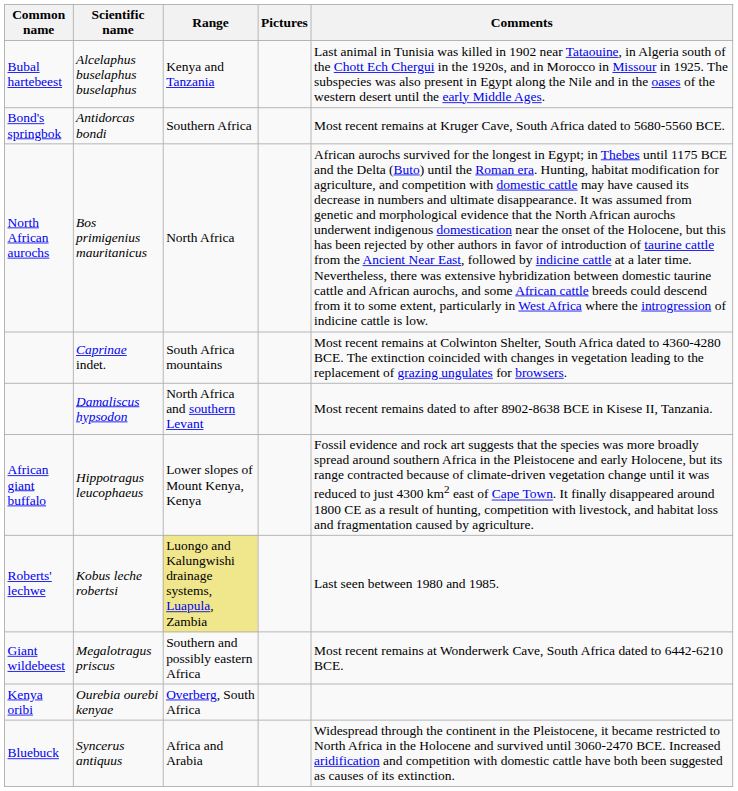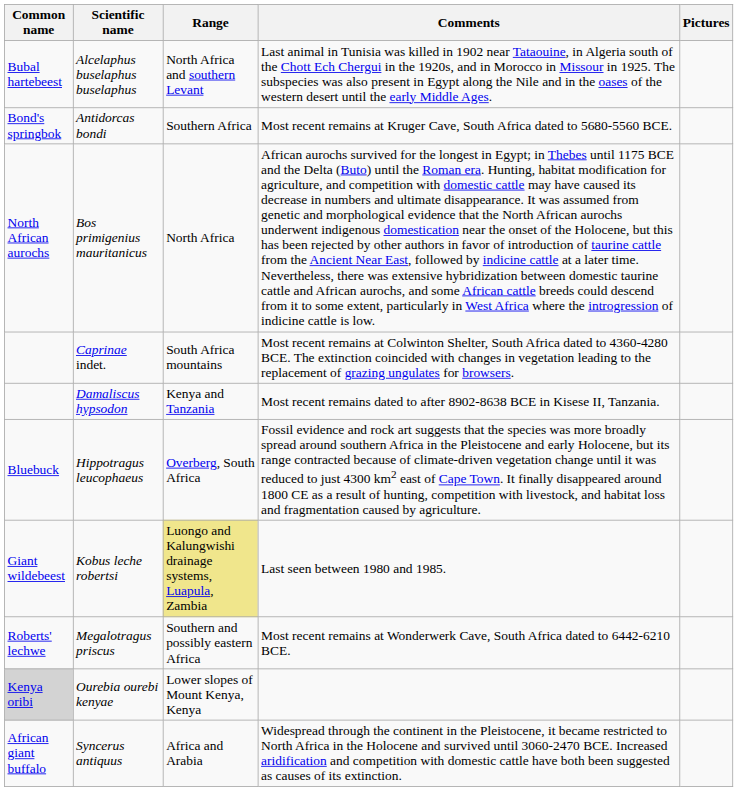columns swapped: (522, 22) <-> (284, 22)
(195, 74) Kenya and Tanzania -> (201, 74) North Africa and southern Levant
(201, 409) North Africa and southern Levant -> (195, 401) Kenya and Tanzania
(28, 485) African giant buffalo -> (33, 469) Bluebuck
(209, 485) Lower slopes of Mount Kenya, Kenya -> (210, 469) Overberg, South Africa
(30, 583) Roberts' lechwe -> (36, 568) Giant wildebeest
(36, 658) Giant wildebeest -> (30, 642) Roberts' lechwe
(25, 702) no background -> (25, 694) lightgrey background
(210, 702) Overberg, South Africa -> (209, 694) Lower slopes of Mount Kenya, Kenya
(33, 753) Bluebuck -> (28, 753) African giant buffalo
